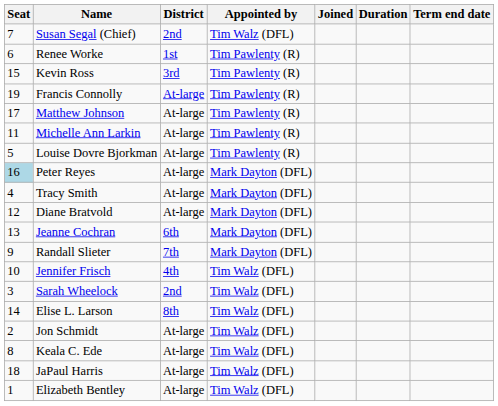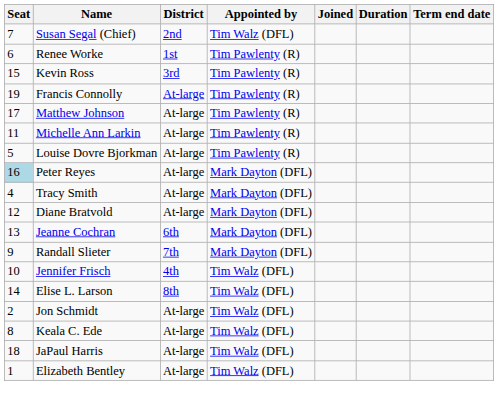- row: (77, 291)
